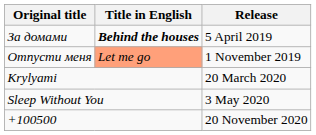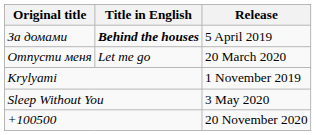(124, 57) lightsalmon background -> (124, 57) no background
(253, 57) 1 November 2019 -> (246, 57) 20 March 2020
(246, 78) 20 March 2020 -> (253, 78) 1 November 2019
